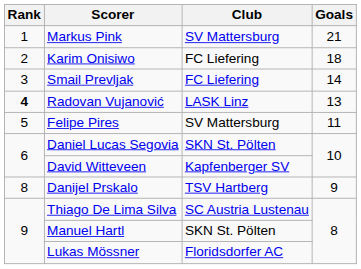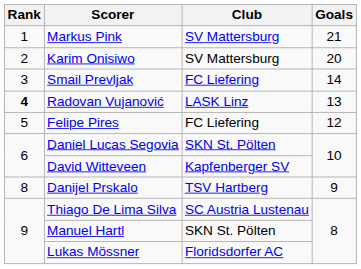(222, 58) FC Liefering -> (232, 58) SV Mattersburg
(334, 58) 18 -> (334, 58) 20
(232, 123) SV Mattersburg -> (222, 123) FC Liefering
(334, 123) 11 -> (334, 123) 12
